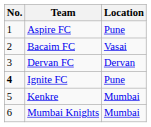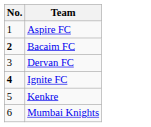- column: (124, 12)
(9, 46) normal -> (9, 46) bold
